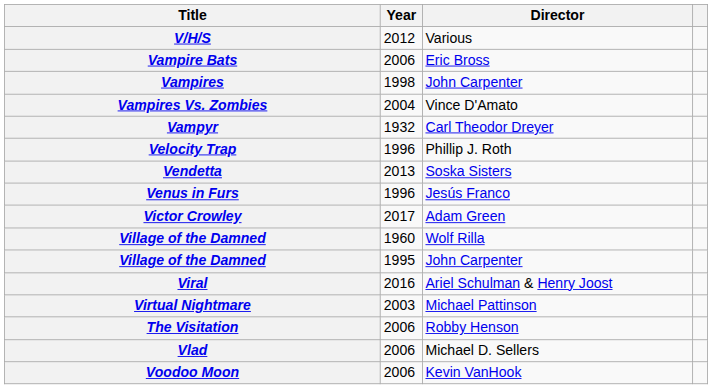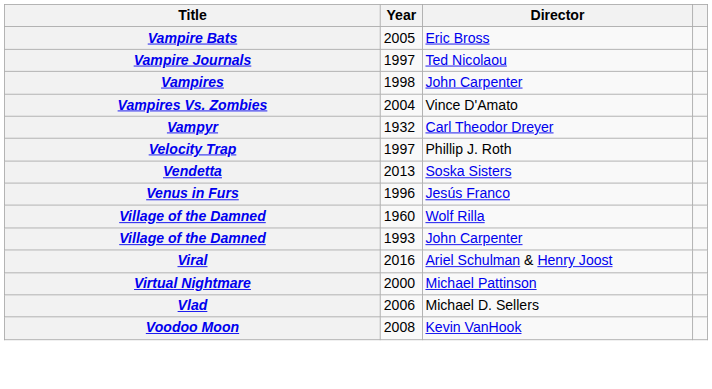- row: (192, 37)
(399, 60) 2006 -> (399, 37) 2005
+ row: (192, 60)
(399, 149) 1996 -> (399, 149) 1997
- row: (192, 216)
(399, 261) 1995 -> (399, 238) 1993
(399, 305) 2003 -> (399, 283) 2000
- row: (192, 328)
(399, 372) 2006 -> (399, 328) 2008
